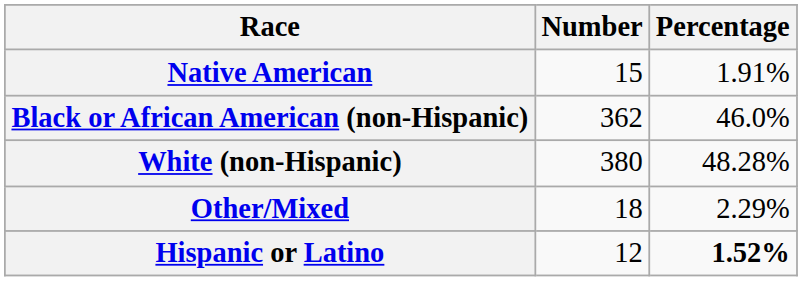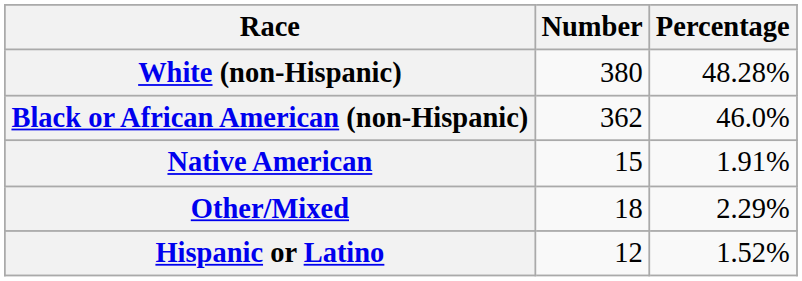rows swapped: (270, 162) <-> (270, 72)
(751, 252) bold -> (753, 252) normal
